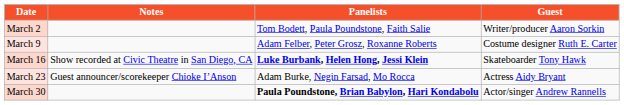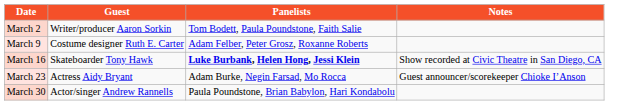columns swapped: (550, 12) <-> (151, 12)
(368, 92) bold -> (292, 92) normal
